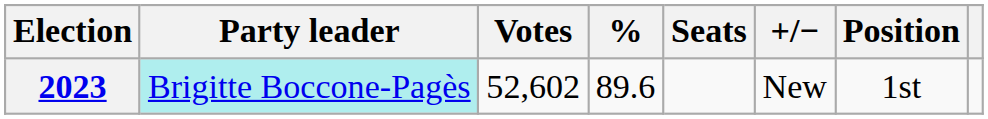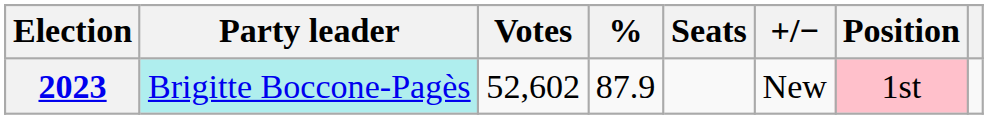(626, 85) 89.6 -> (626, 85) 87.9
(901, 85) no background -> (901, 85) pink background
